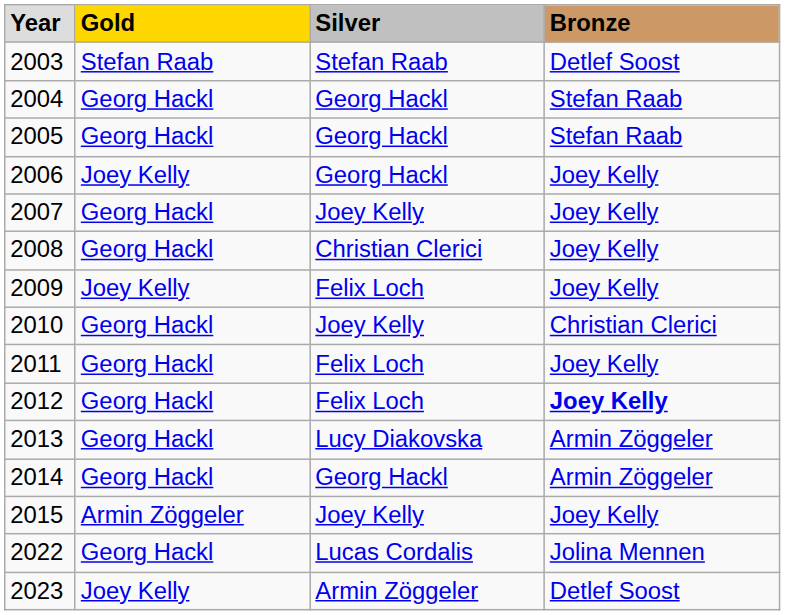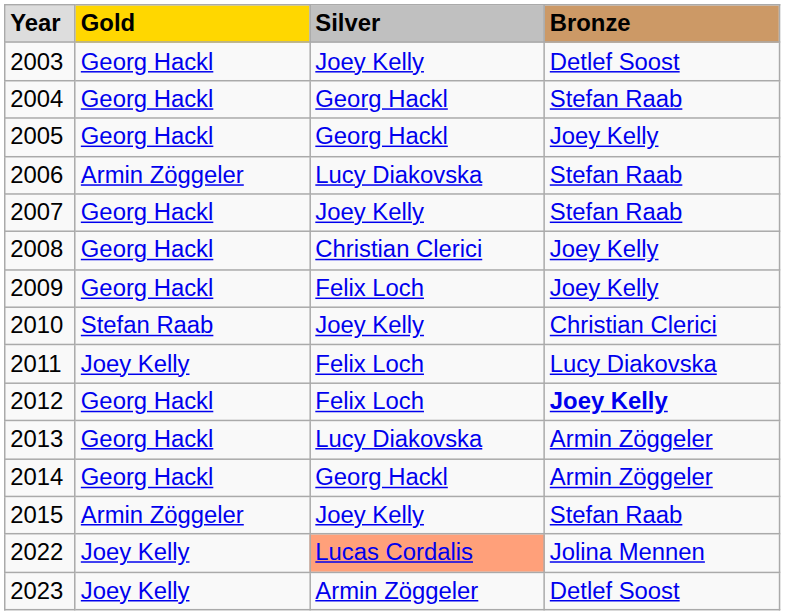(147, 61) Stefan Raab -> (147, 61) Georg Hackl
(382, 61) Stefan Raab -> (370, 61) Joey Kelly
(616, 136) Stefan Raab -> (604, 136) Joey Kelly
(135, 174) Joey Kelly -> (162, 174) Armin Zöggeler
(382, 174) Georg Hackl -> (399, 174) Lucy Diakovska
(604, 174) Joey Kelly -> (616, 174) Stefan Raab
(604, 212) Joey Kelly -> (616, 212) Stefan Raab
(135, 288) Joey Kelly -> (147, 288) Georg Hackl
(147, 325) Georg Hackl -> (147, 325) Stefan Raab
(147, 363) Georg Hackl -> (135, 363) Joey Kelly
(604, 363) Joey Kelly -> (633, 363) Lucy Diakovska
(604, 514) Joey Kelly -> (616, 514) Stefan Raab
(147, 552) Georg Hackl -> (135, 552) Joey Kelly
(394, 552) no background -> (394, 552) lightsalmon background
